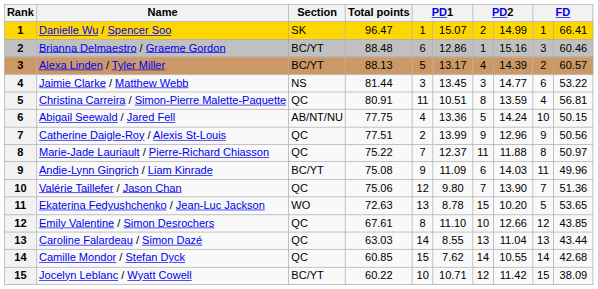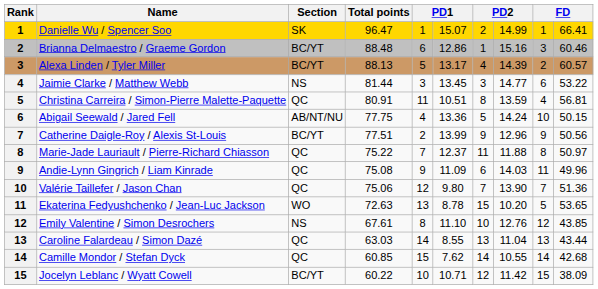(300, 135) QC -> (308, 135) BC/YT
(308, 170) BC/YT -> (300, 170) QC
(300, 223) QC -> (299, 223) NS
(513, 223) 12.66 -> (513, 223) 12.76
